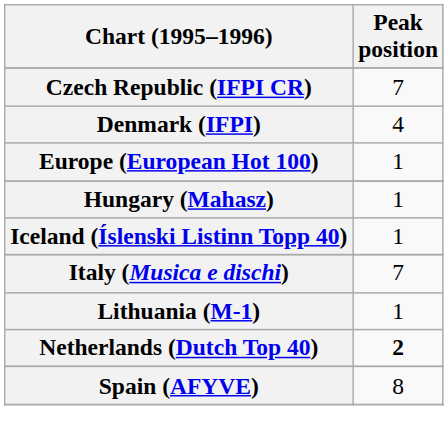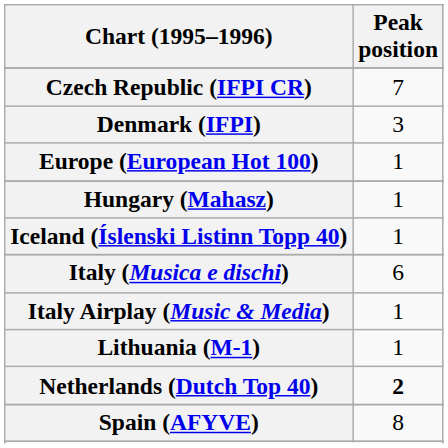(398, 124) 4 -> (398, 124) 3
(398, 273) 7 -> (398, 273) 6
+ row: (179, 310)
